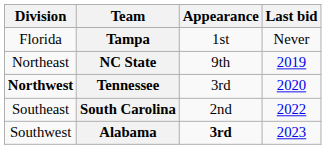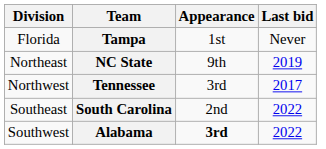(41, 86) bold -> (39, 86) normal
(291, 86) 2020 -> (287, 86) 2017
(291, 132) 2023 -> (287, 132) 2022
